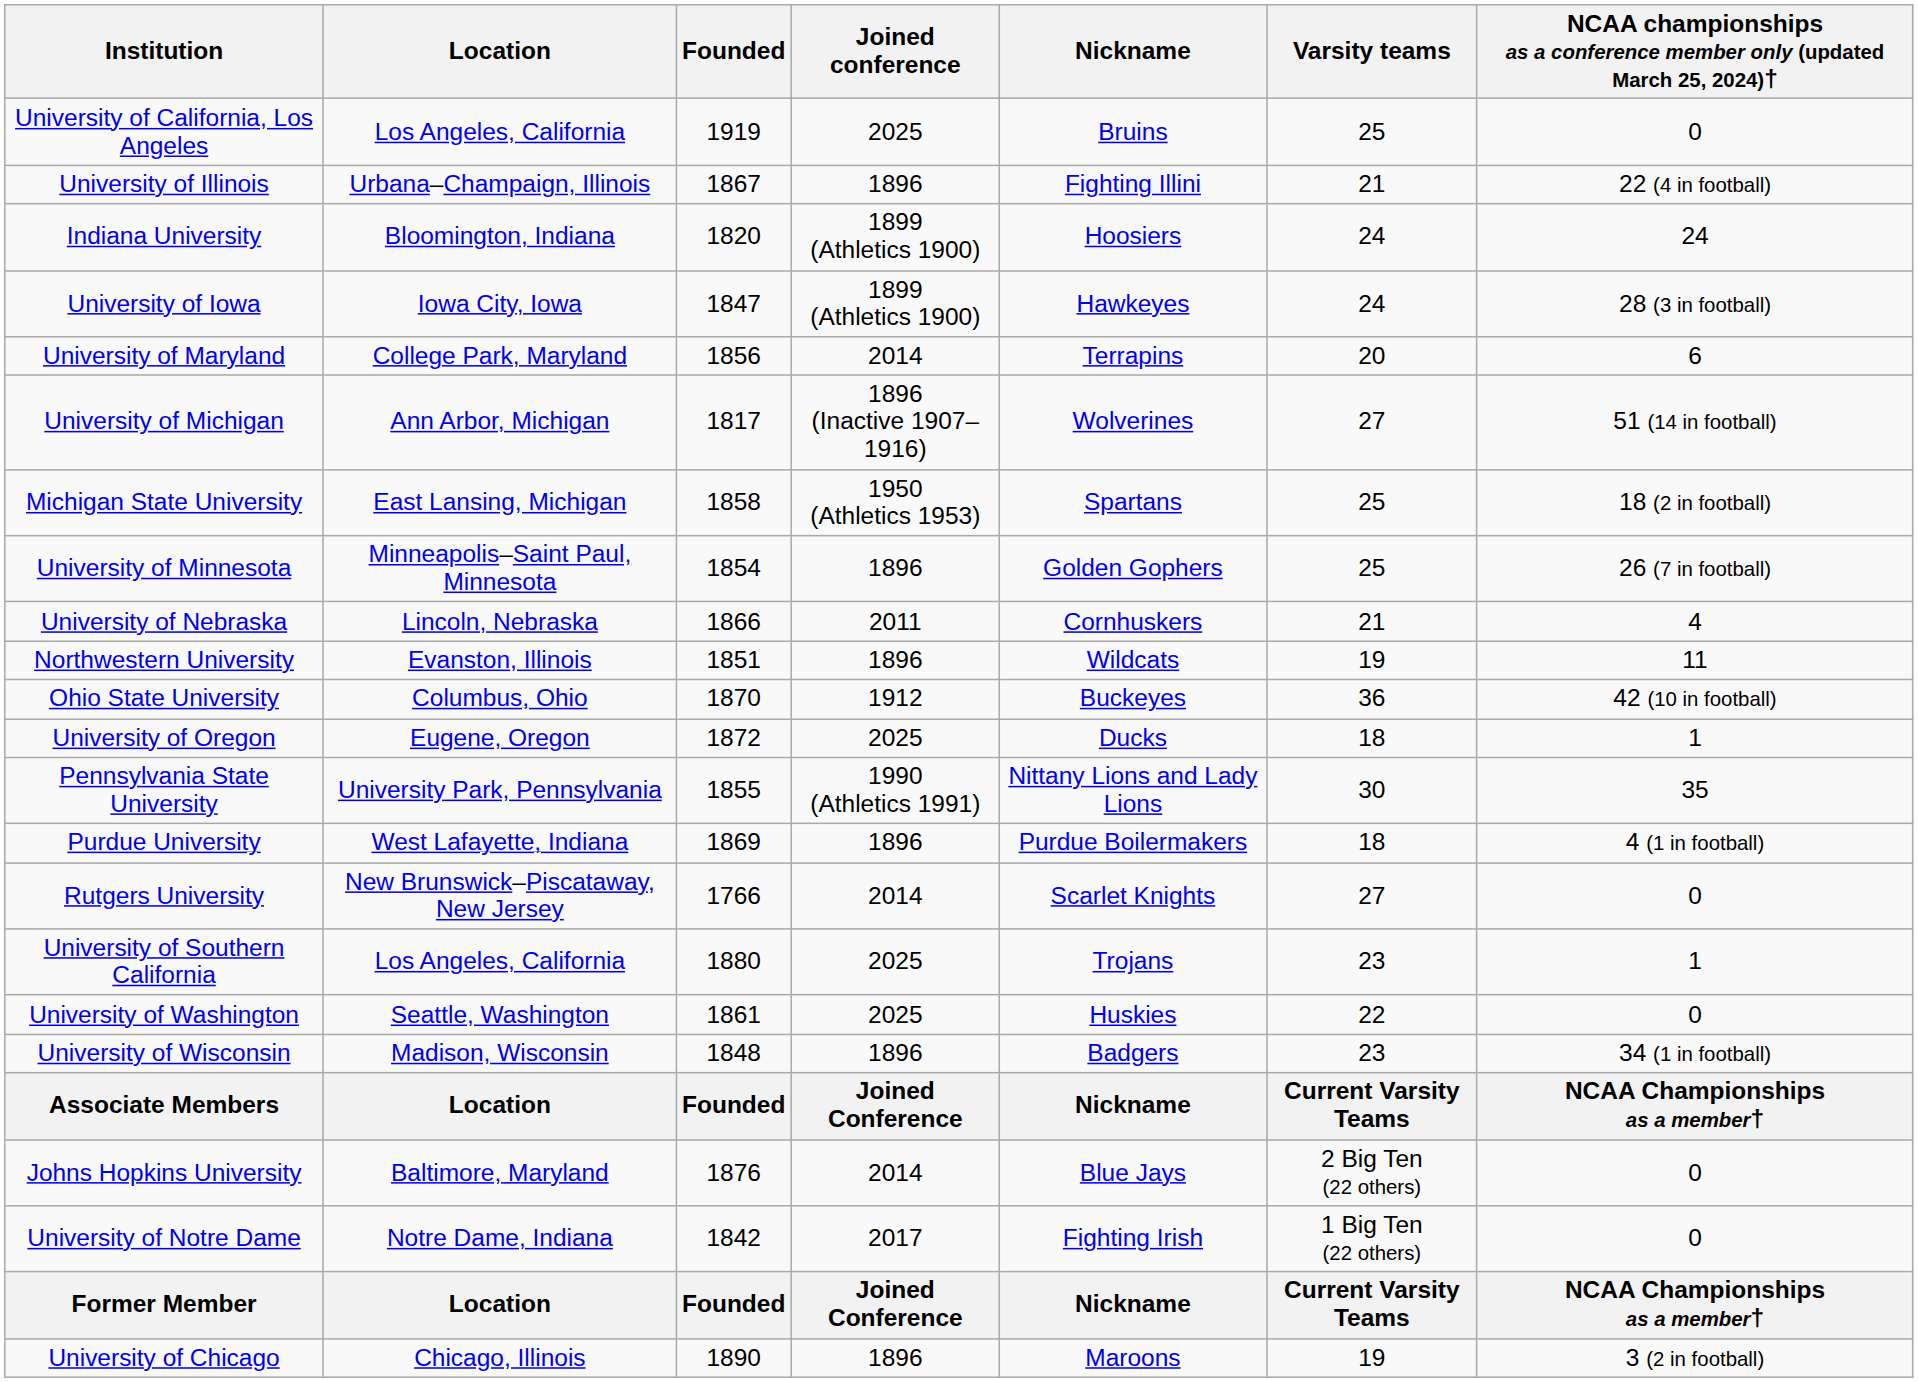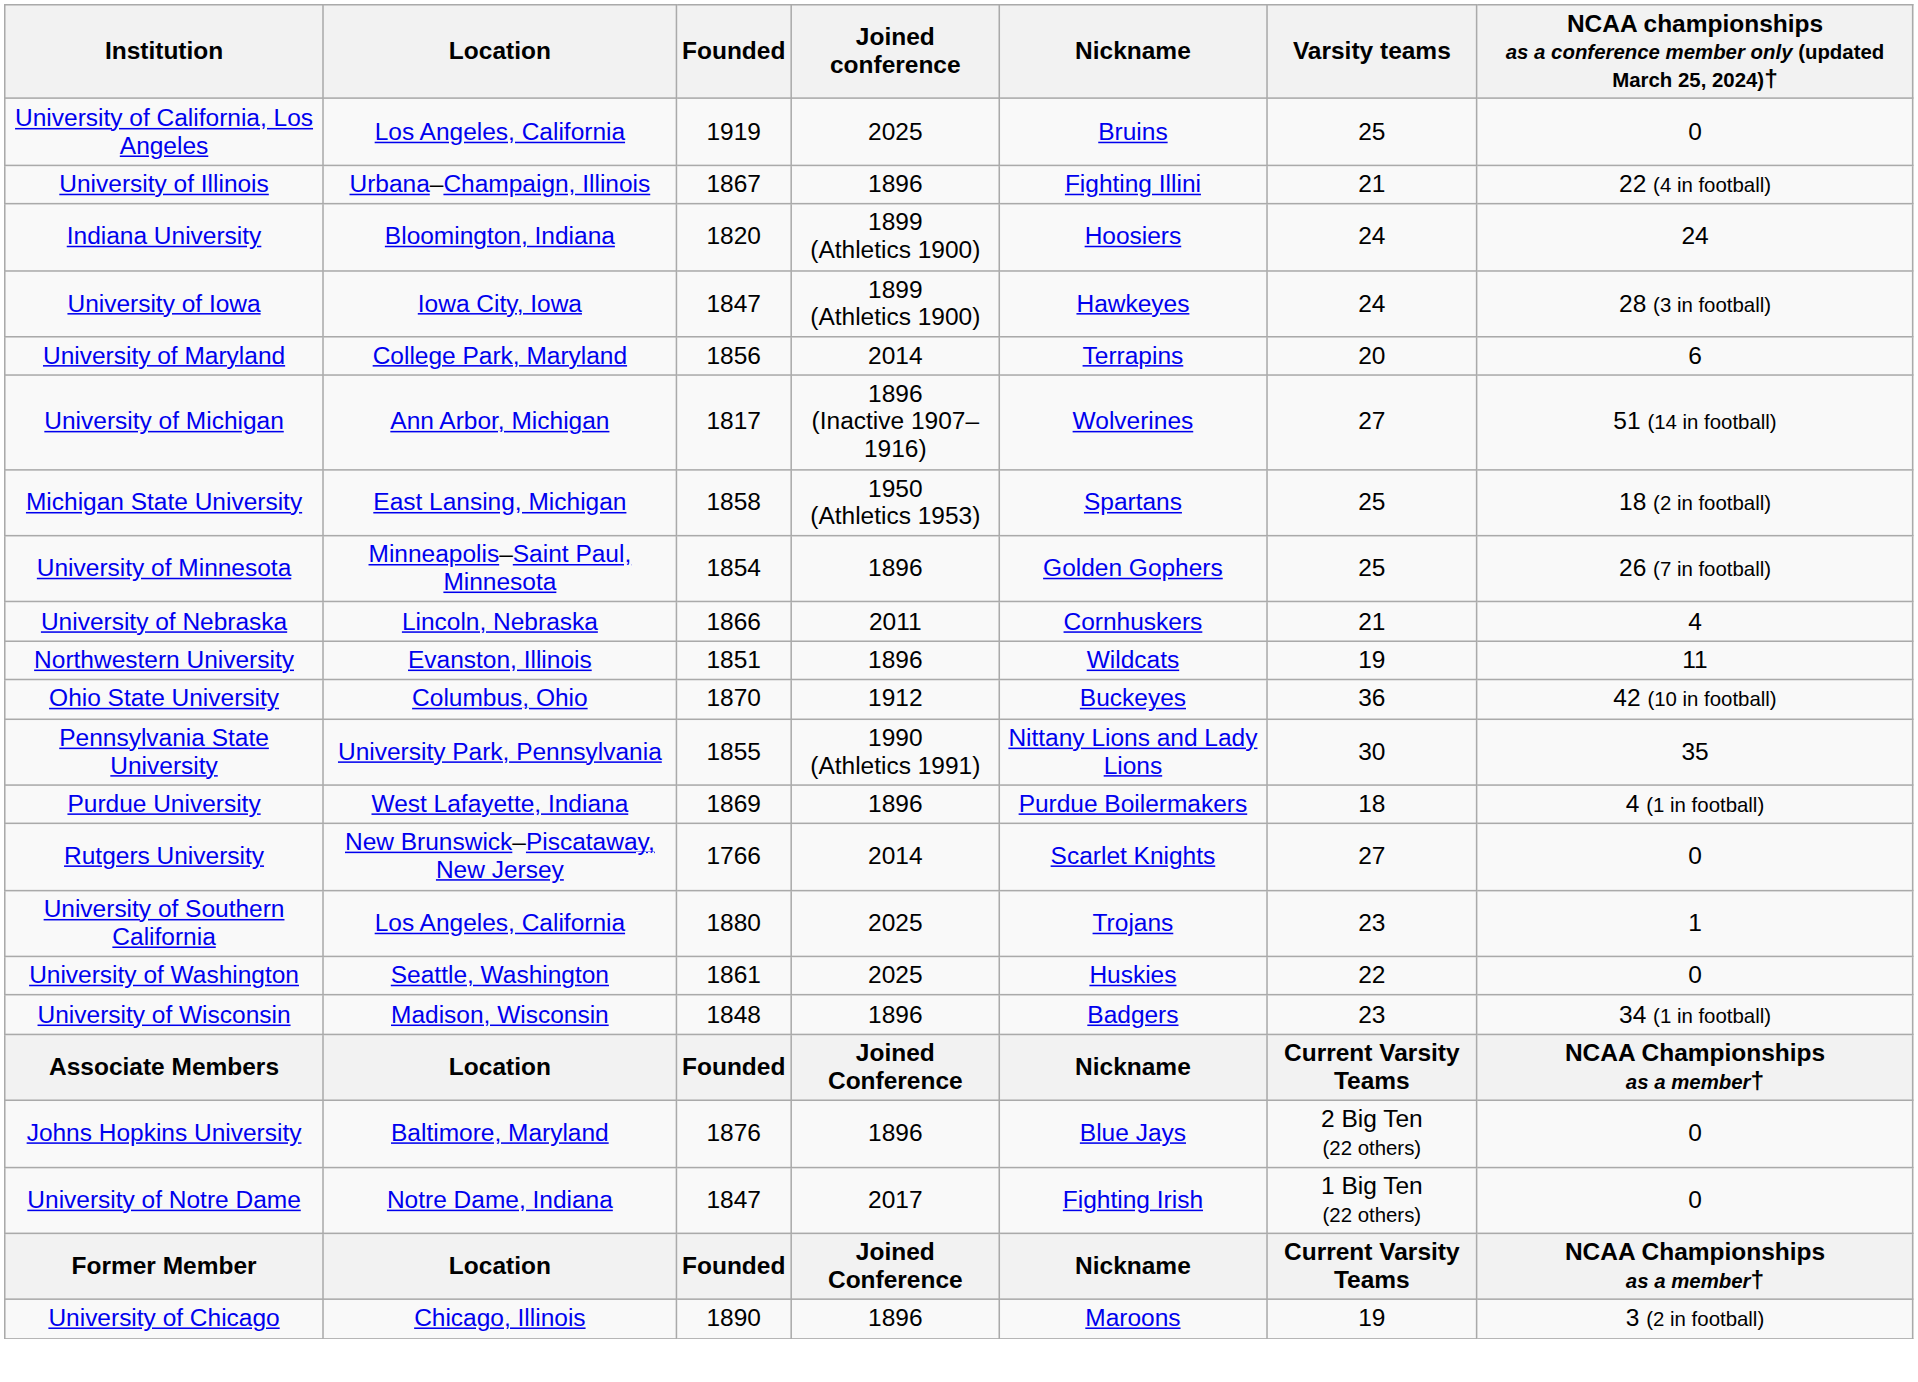- row: (164, 737)
(895, 1172) 2014 -> (895, 1133) 1896
(734, 1238) 1842 -> (734, 1199) 1847
